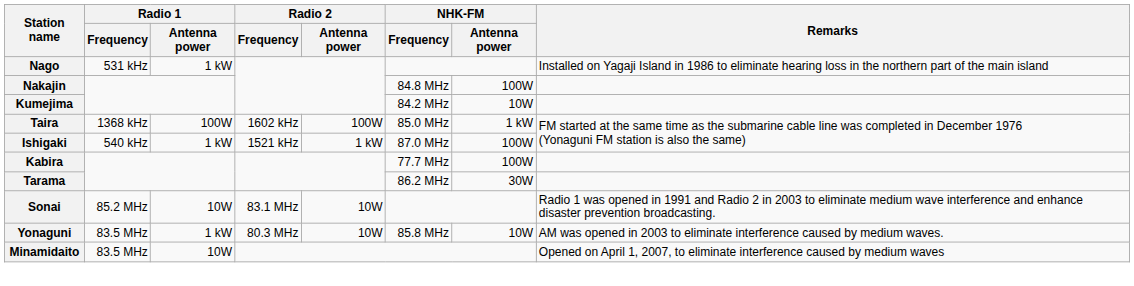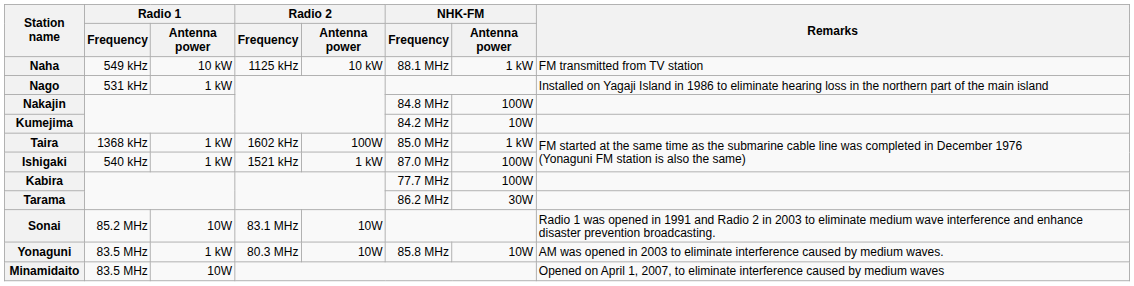+ row: (44, 66)
(216, 124) 100W -> (218, 143) 1 kW
